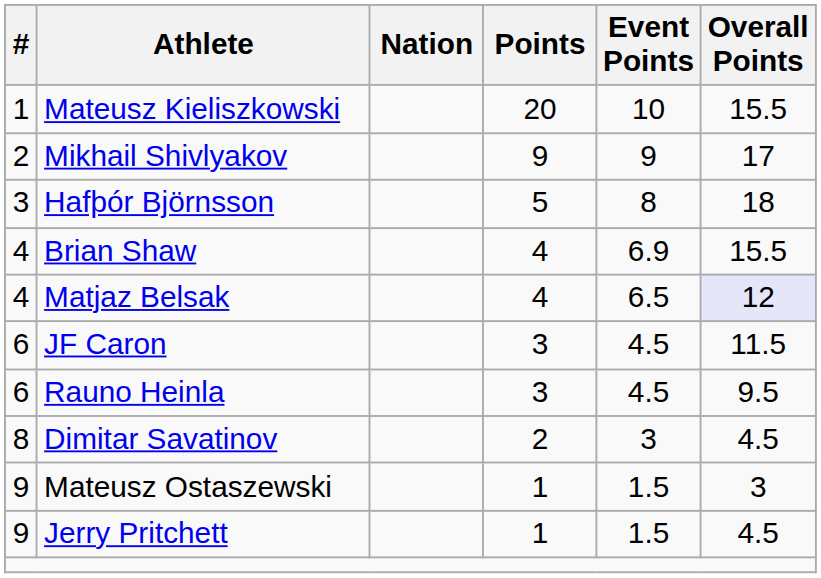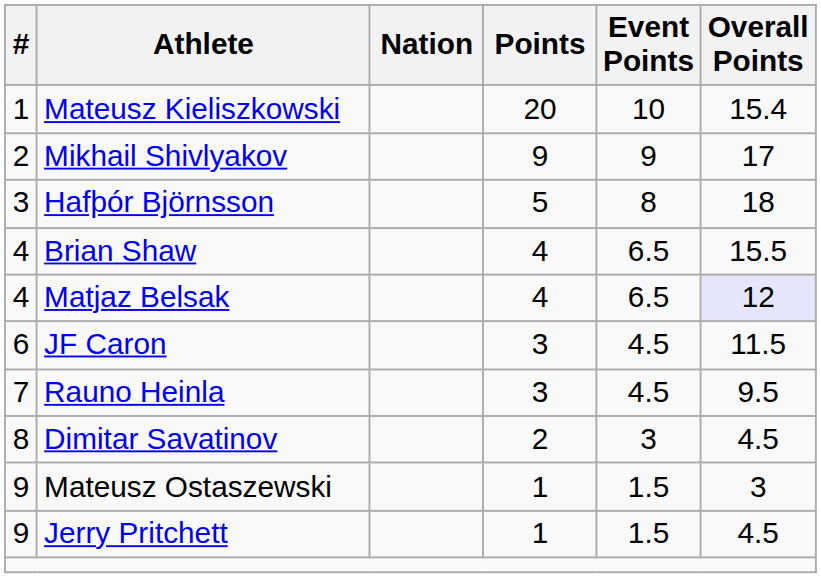(758, 108) 15.5 -> (758, 108) 15.4
(649, 250) 6.9 -> (649, 250) 6.5
(21, 391) 6 -> (21, 391) 7
